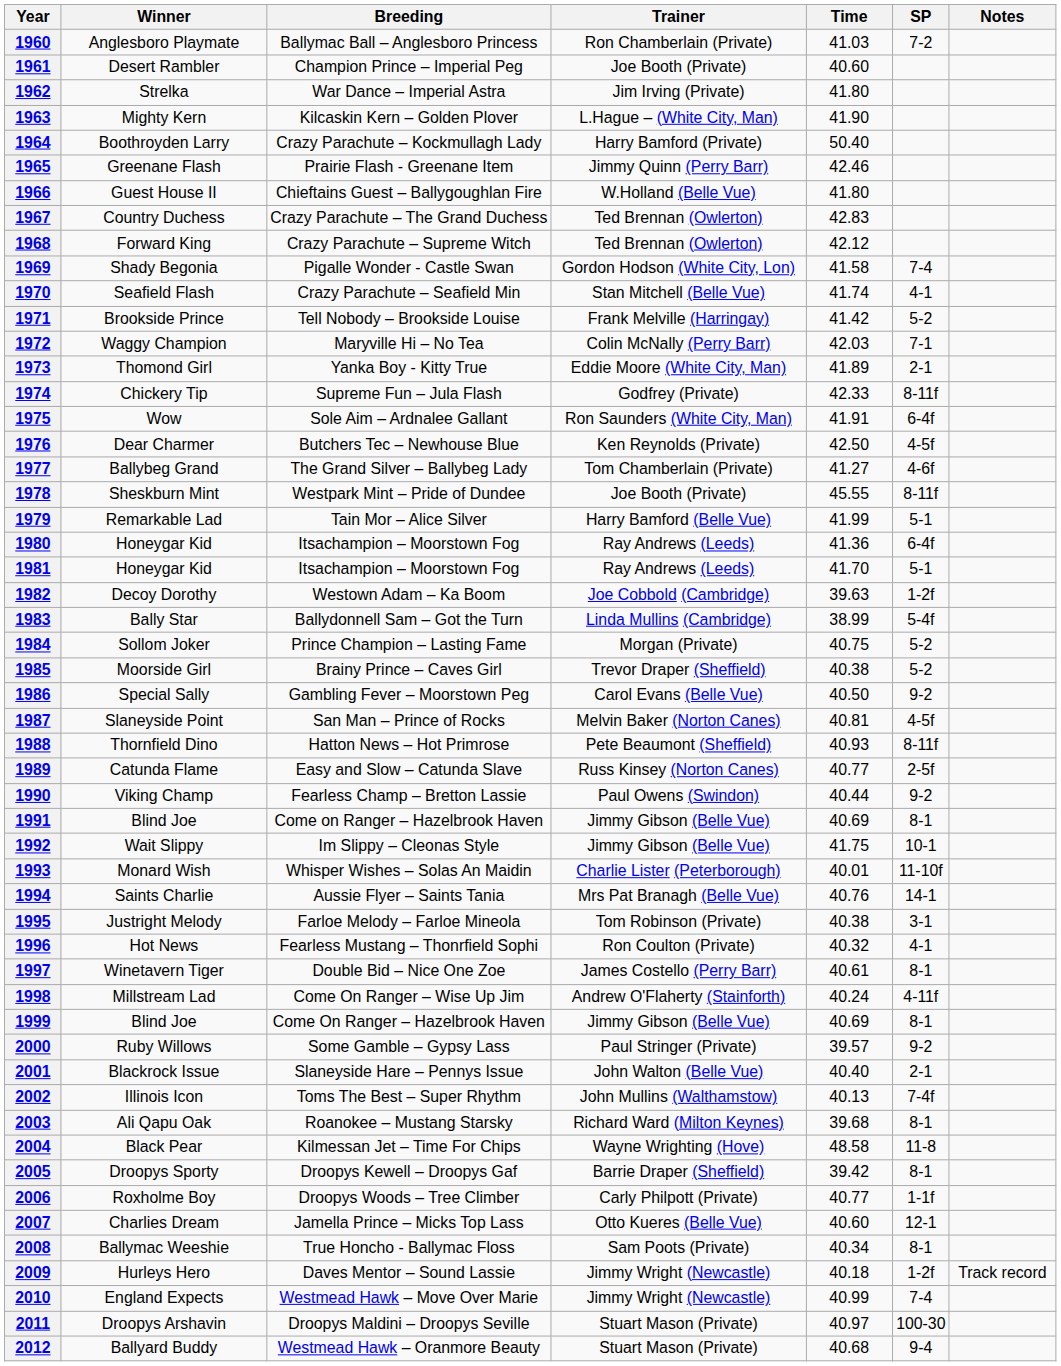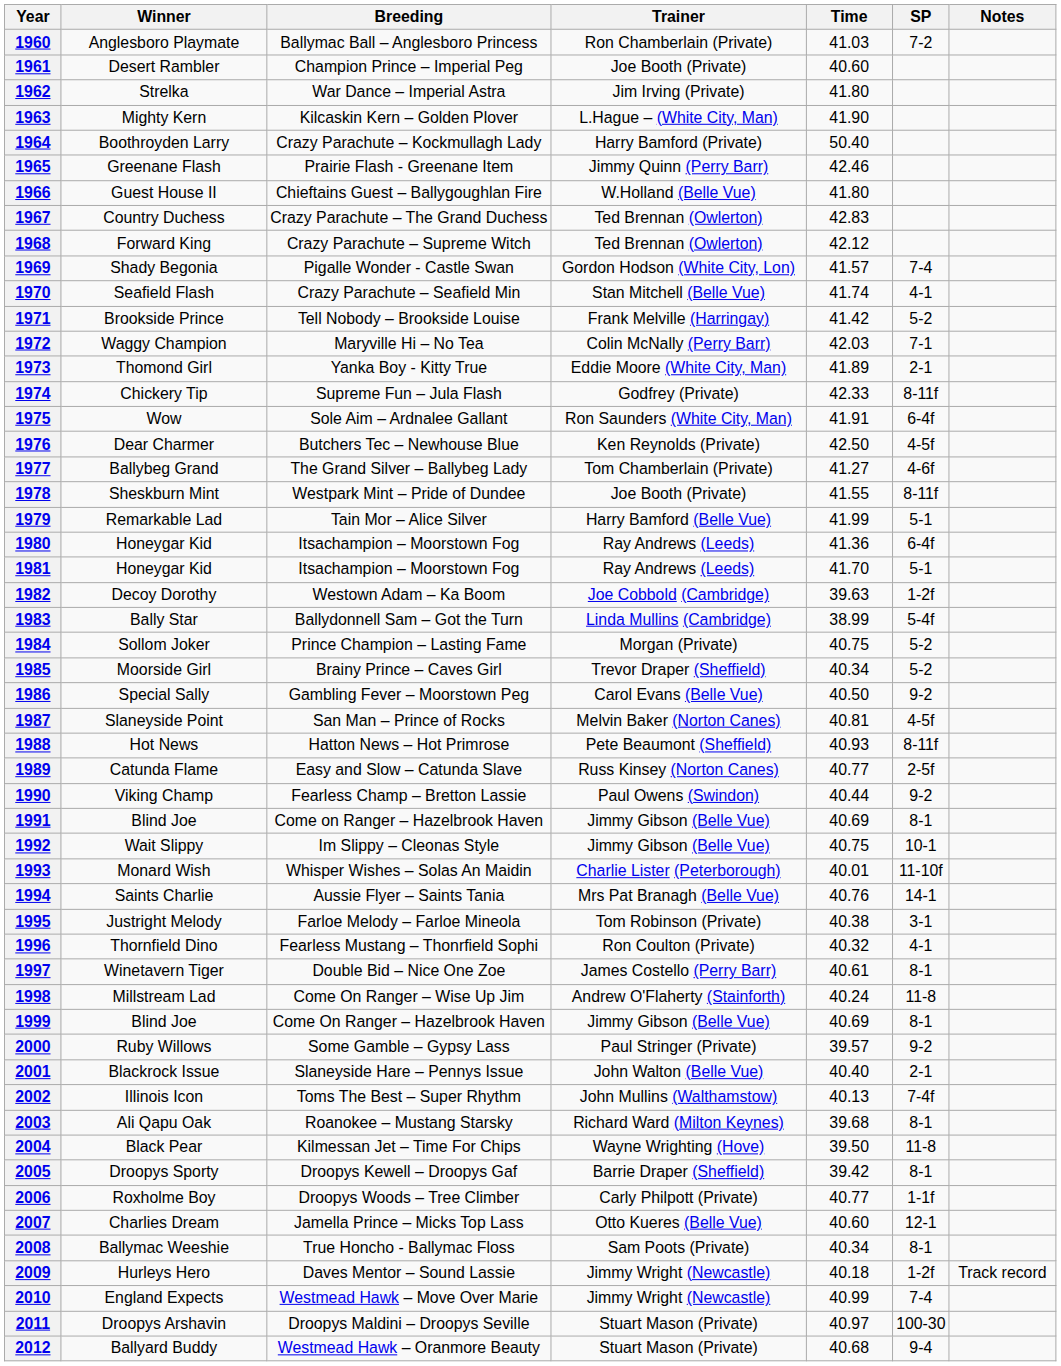(849, 268) 41.58 -> (849, 268) 41.57
(849, 494) 45.55 -> (849, 494) 41.55
(849, 670) 40.38 -> (849, 670) 40.34
(164, 745) Thornfield Dino -> (164, 745) Hot News
(849, 846) 41.75 -> (849, 846) 40.75
(164, 946) Hot News -> (164, 946) Thornfield Dino
(921, 996) 4-11f -> (921, 996) 11-8
(849, 1147) 48.58 -> (849, 1147) 39.50
